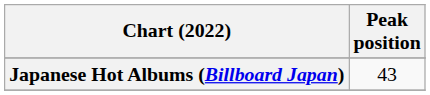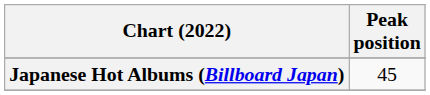(387, 74) 43 -> (387, 74) 45
